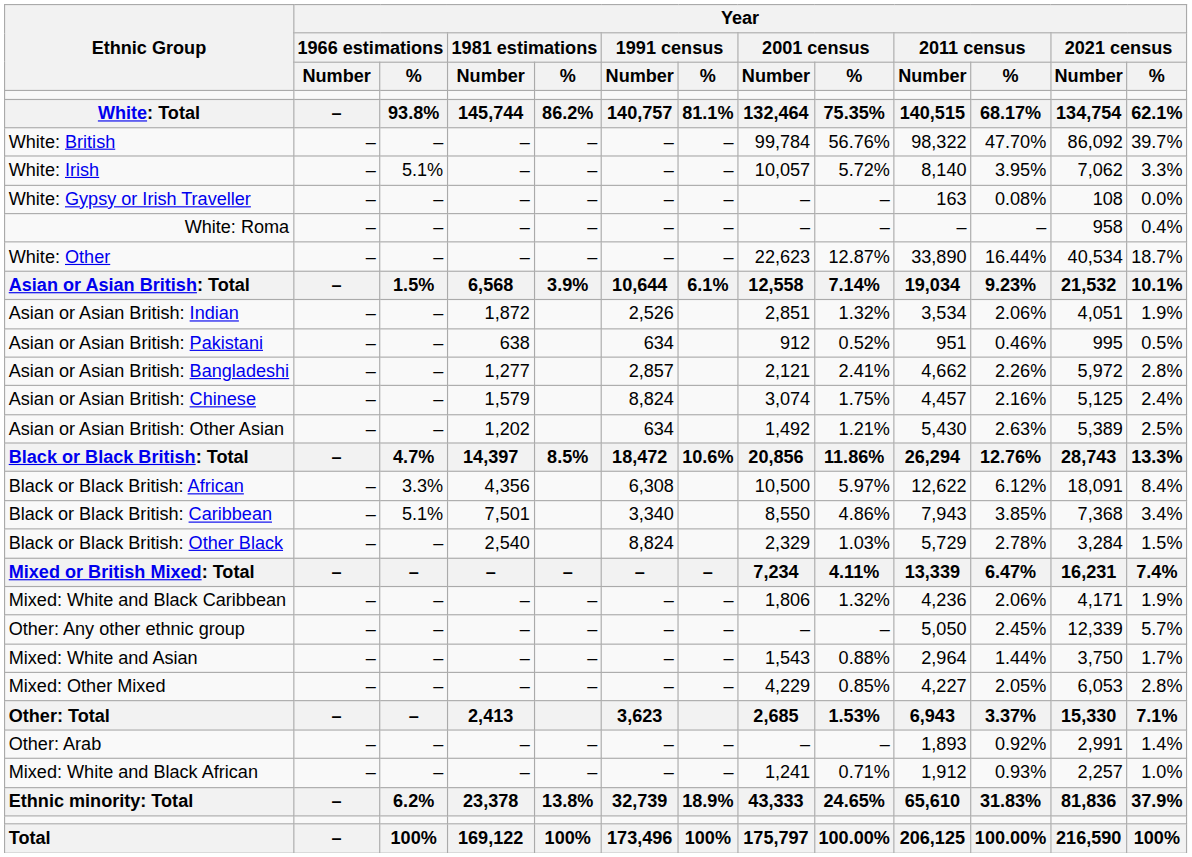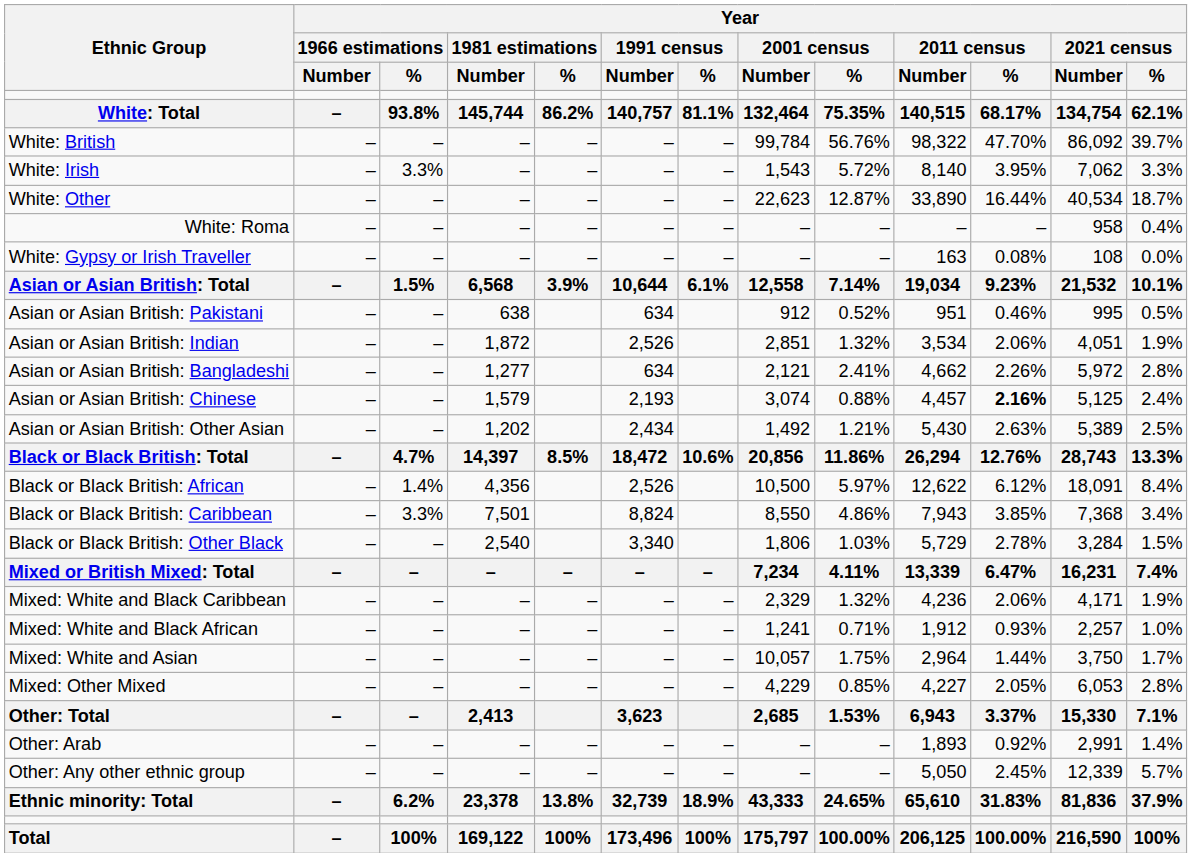(423, 170) 5.1% -> (423, 170) 3.3%
(782, 170) 10,057 -> (788, 170) 1,543
rows swapped: (130, 199) <-> (59, 256)
rows swapped: (124, 313) <-> (136, 342)
(651, 371) 2,857 -> (659, 371) 634
(651, 399) 8,824 -> (651, 399) 2,193
(864, 399) 1.75% -> (864, 399) 0.88%
(1021, 399) normal -> (1021, 399) bold
(659, 428) 634 -> (651, 428) 2,434
(423, 485) 3.3% -> (423, 485) 1.4%
(651, 485) 6,308 -> (651, 485) 2,526
(423, 514) 5.1% -> (423, 514) 3.3%
(651, 514) 3,340 -> (651, 514) 8,824
(651, 543) 8,824 -> (651, 543) 3,340
(788, 543) 2,329 -> (788, 543) 1,806
(788, 600) 1,806 -> (788, 600) 2,329
rows swapped: (133, 772) <-> (127, 629)
(788, 657) 1,543 -> (782, 657) 10,057
(864, 657) 0.88% -> (864, 657) 1.75%
